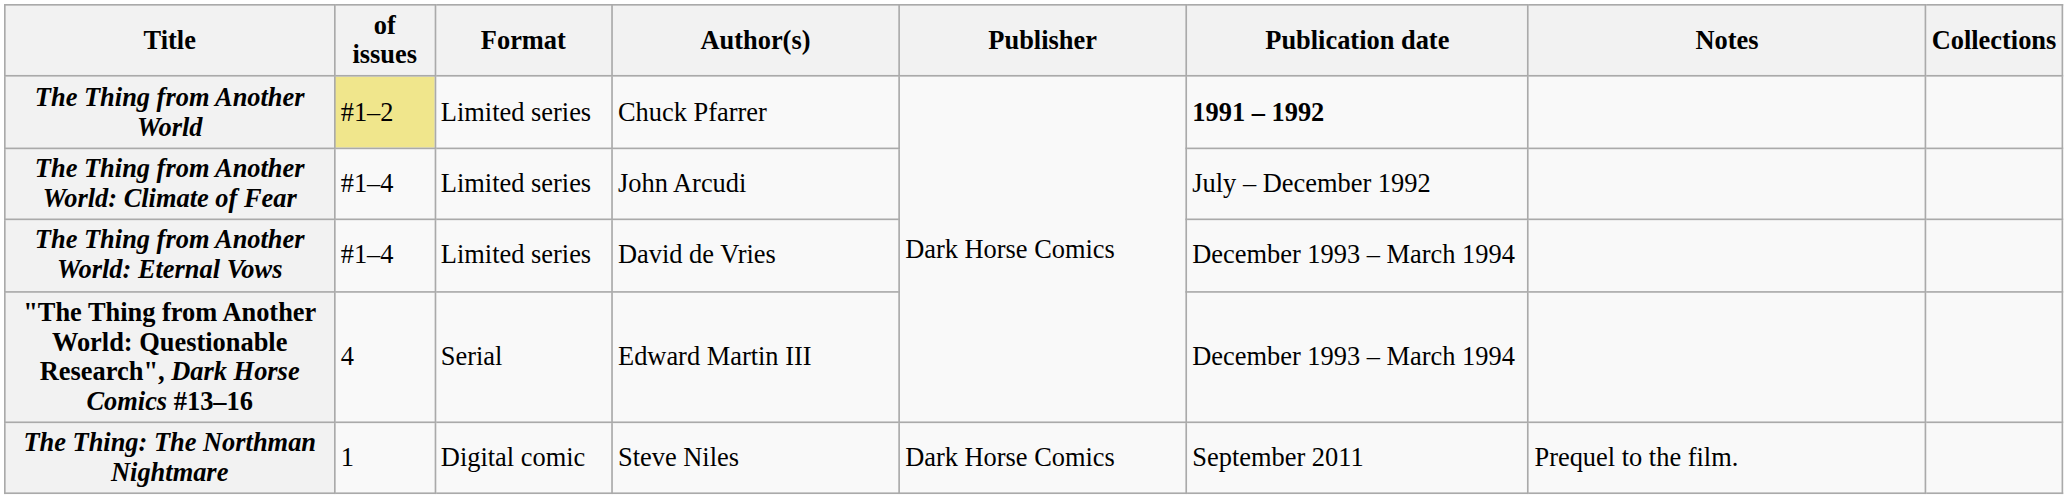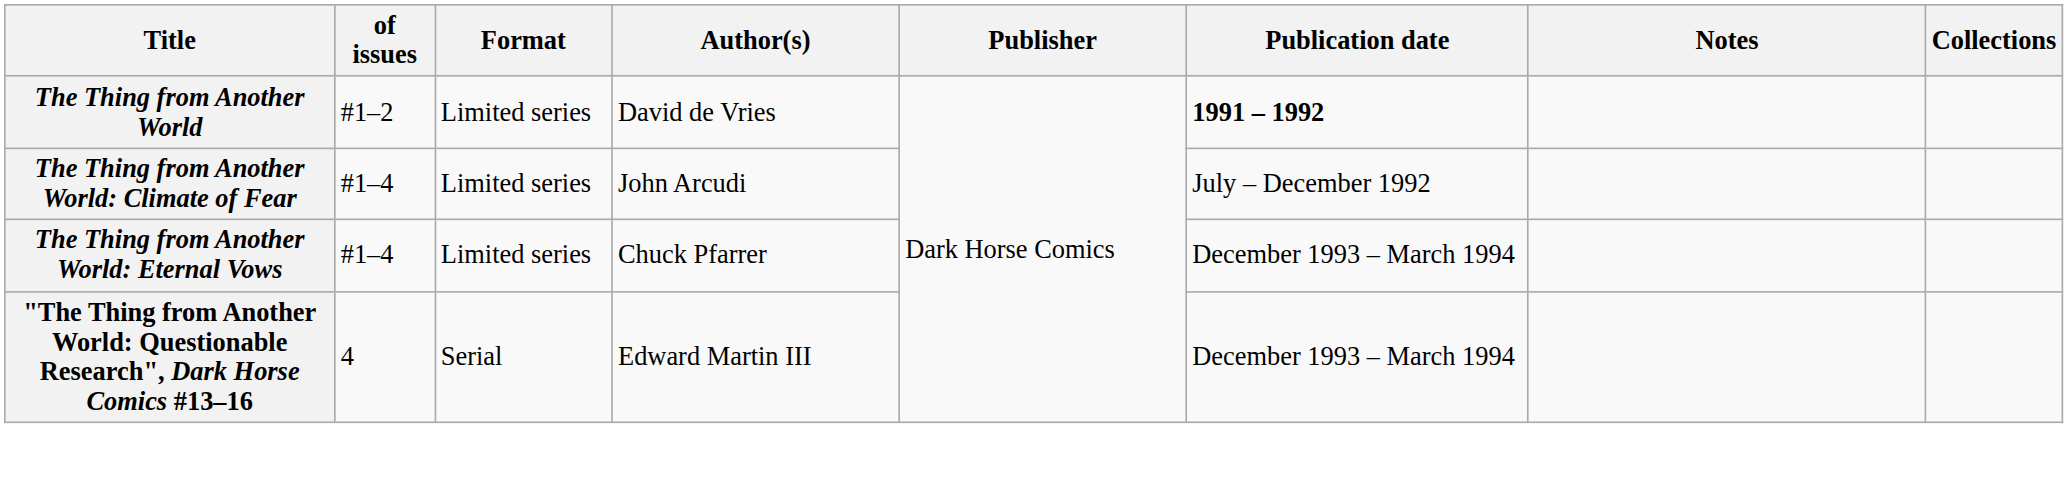(367, 111) khaki background -> (367, 111) no background
(692, 111) Chuck Pfarrer -> (697, 111) David de Vries
(697, 254) David de Vries -> (692, 254) Chuck Pfarrer
- row: (170, 457)
